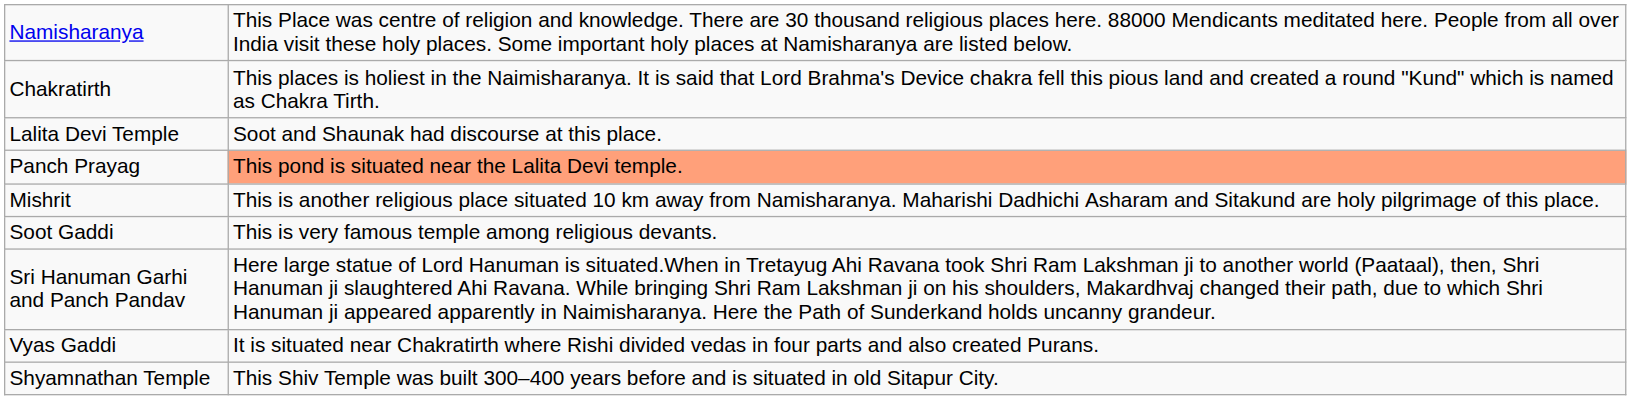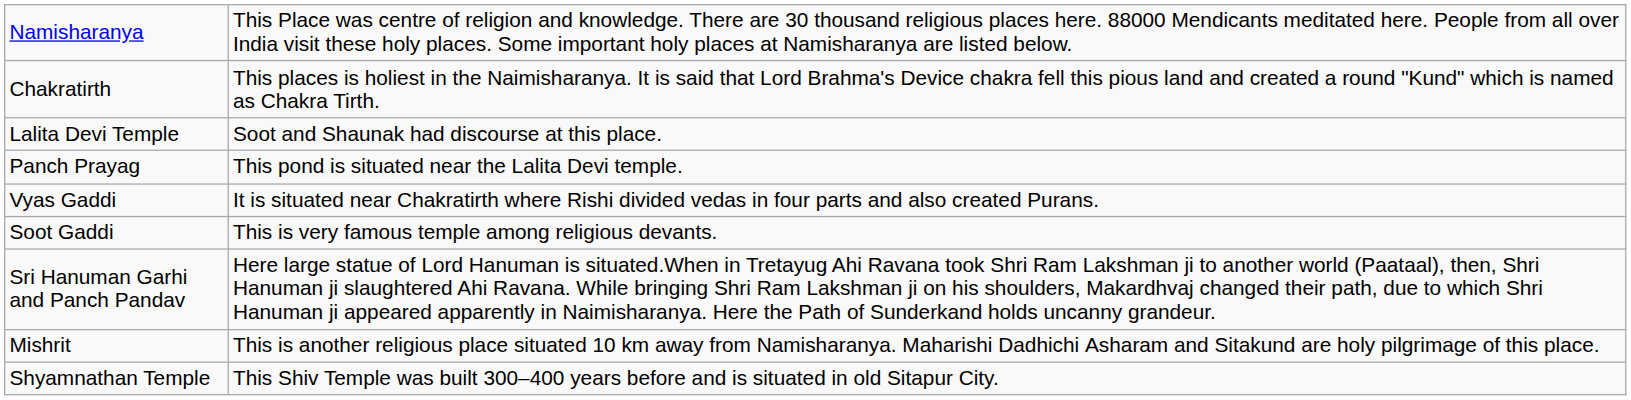(458, 166) lightsalmon background -> (458, 166) no background
rows swapped: (63, 345) <-> (40, 199)
